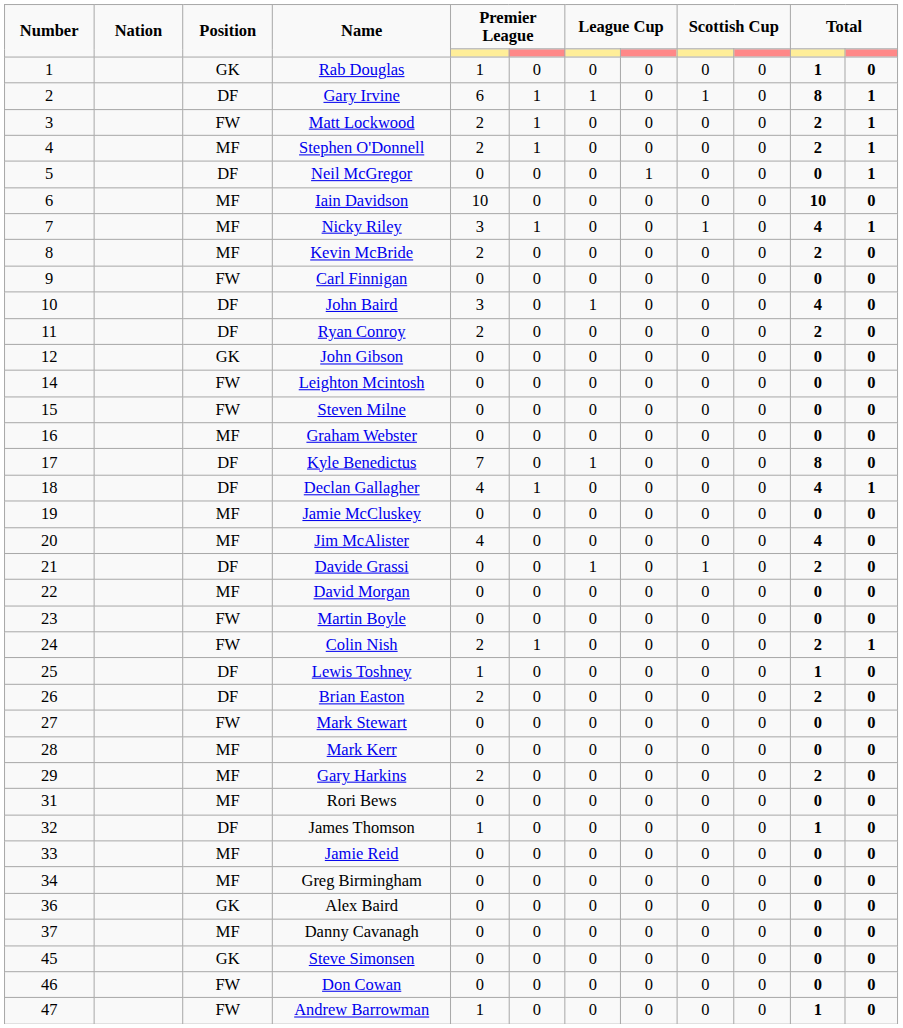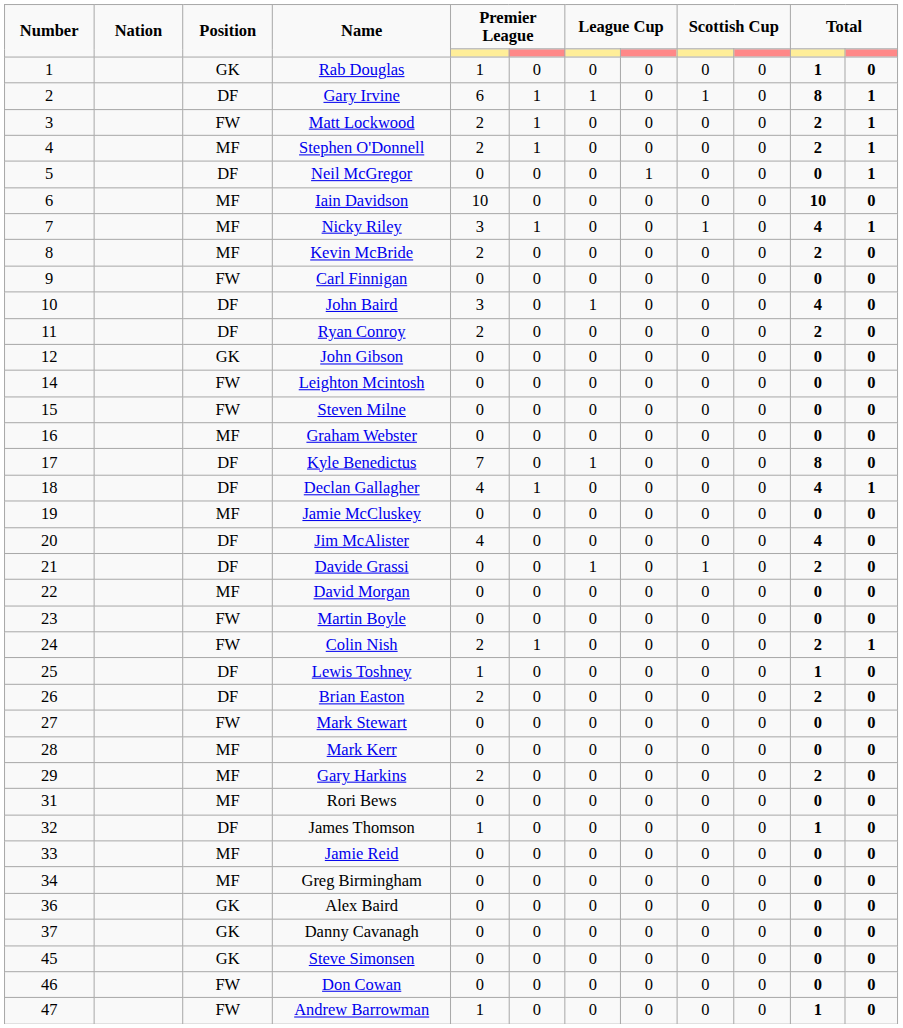(228, 540) MF -> (228, 540) DF
(228, 932) MF -> (228, 932) GK
